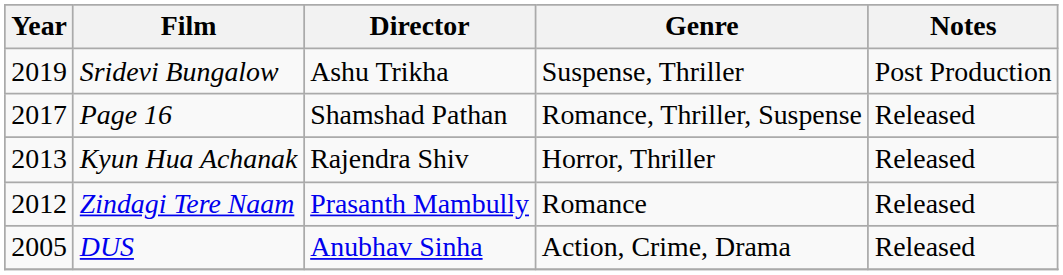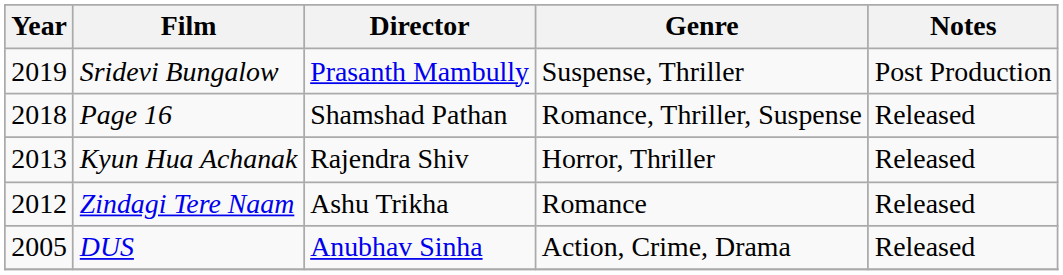(379, 70) Ashu Trikha -> (420, 70) Prasanth Mambully
(39, 114) 2017 -> (39, 114) 2018
(420, 203) Prasanth Mambully -> (379, 203) Ashu Trikha
